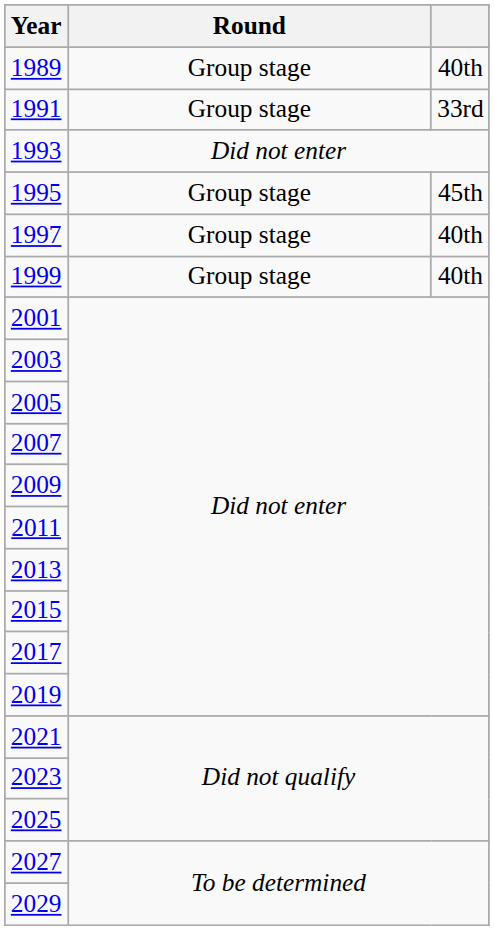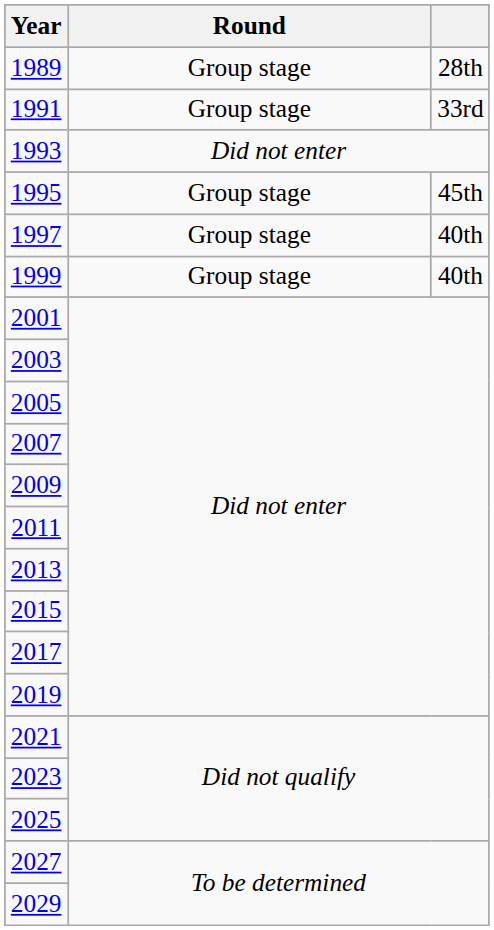(460, 67) 40th -> (460, 67) 28th
